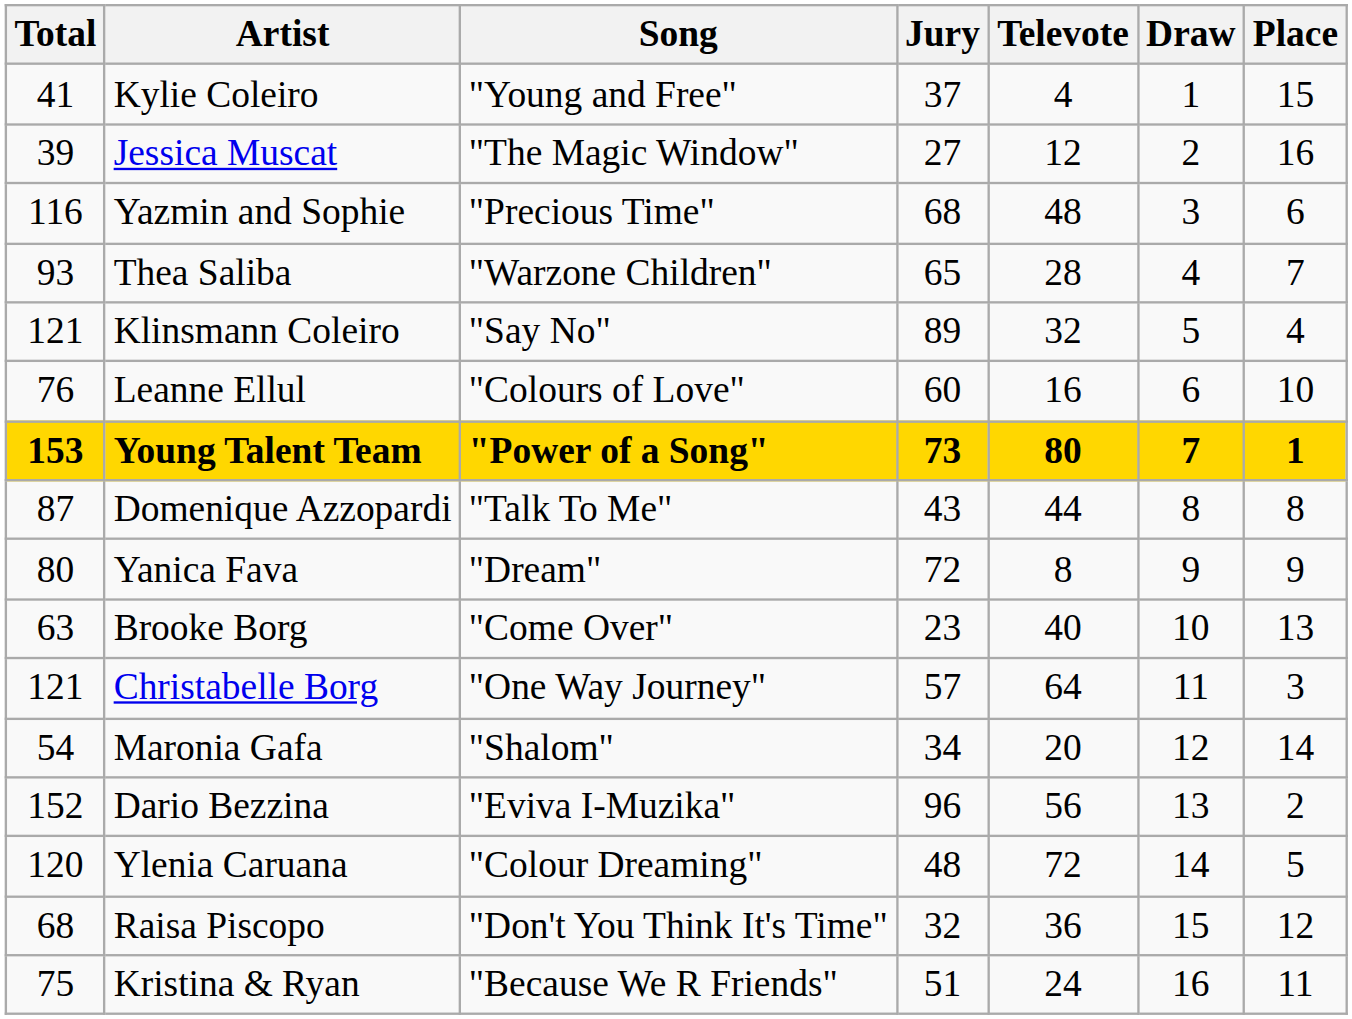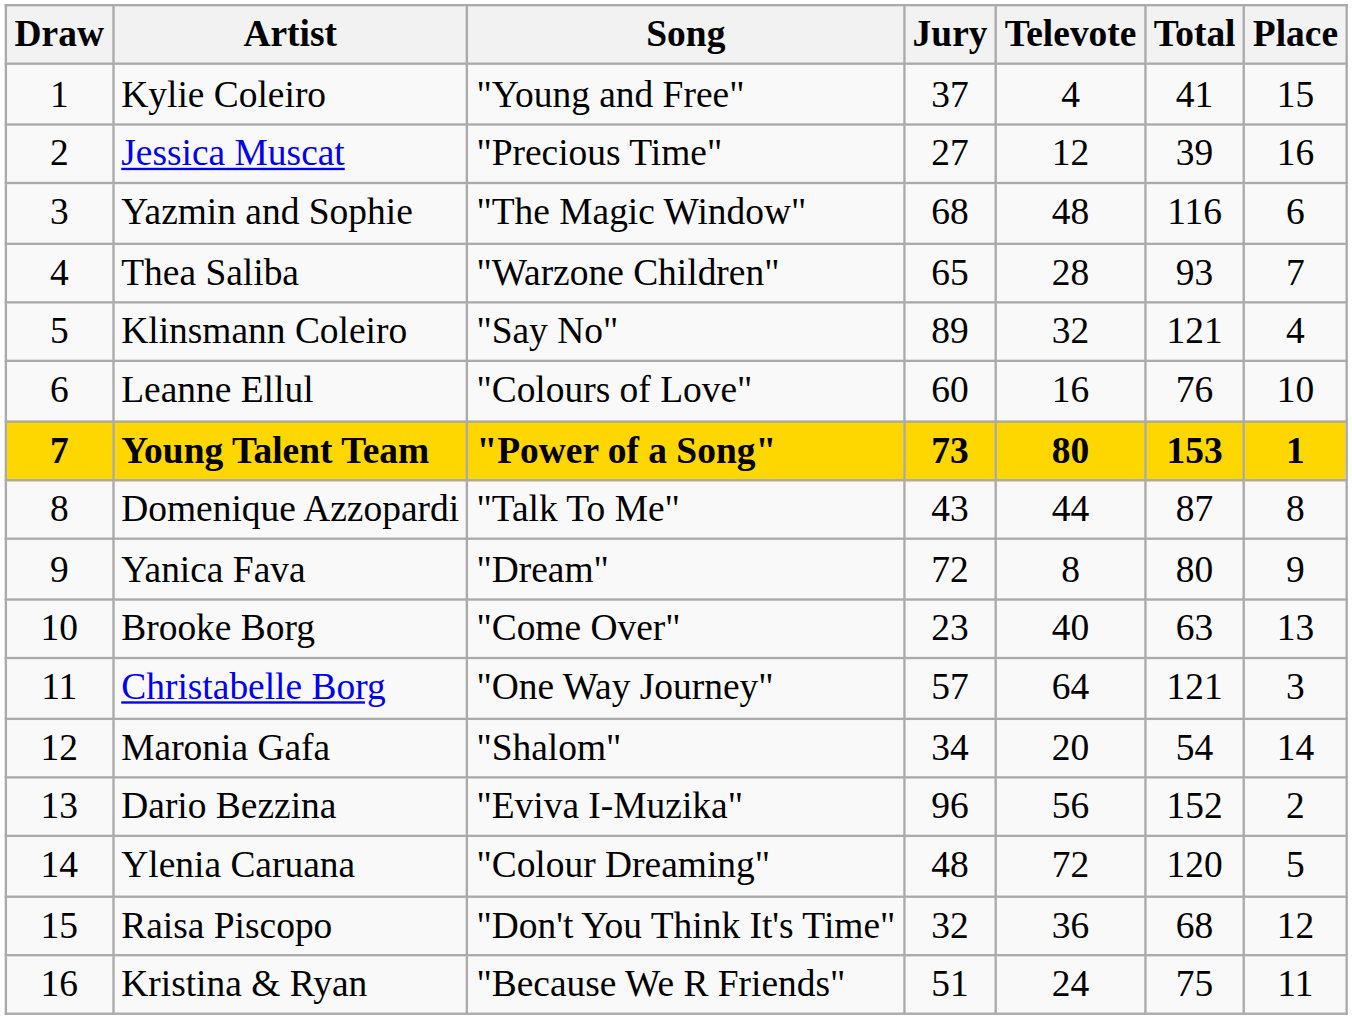columns swapped: (1191, 34) <-> (55, 34)
(634, 152) "The Magic Window" -> (599, 152) "Precious Time"
(592, 212) "Precious Time" -> (641, 212) "The Magic Window"
